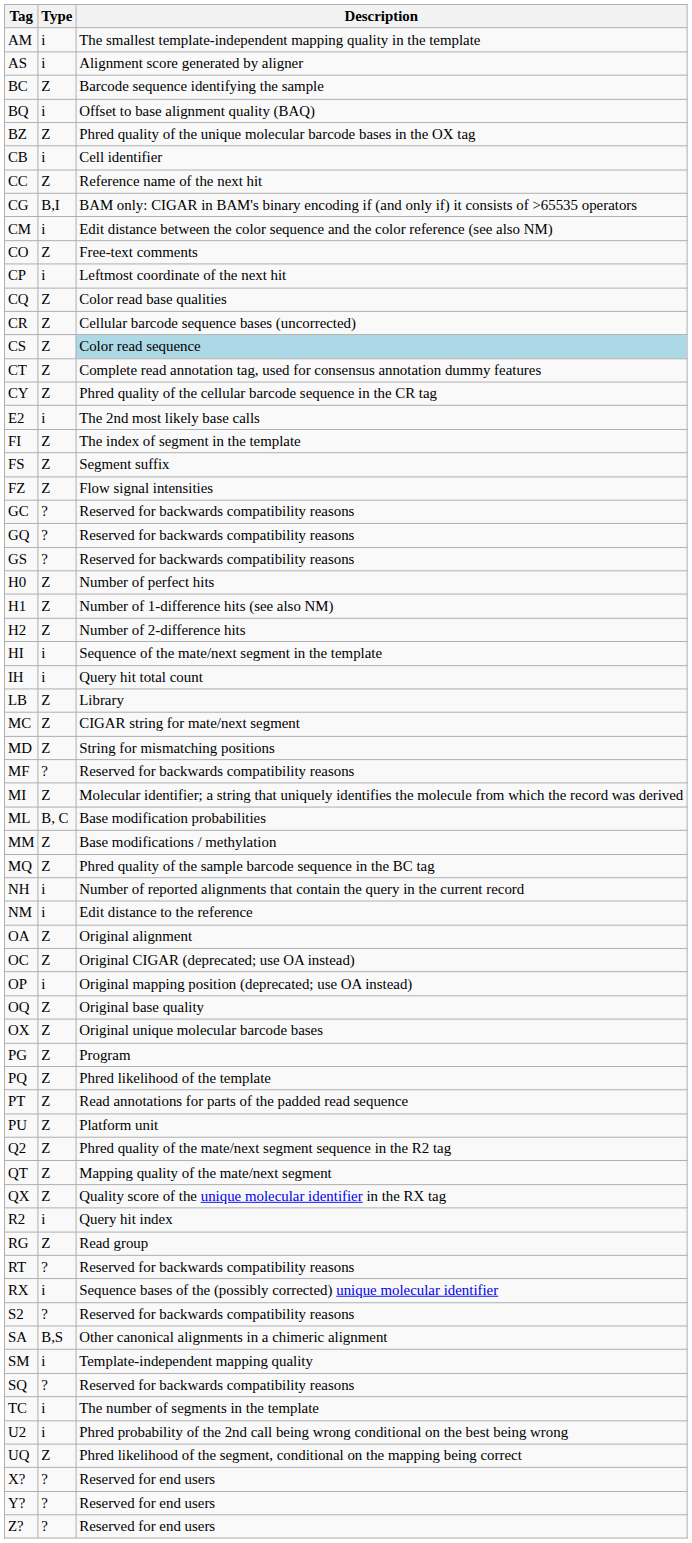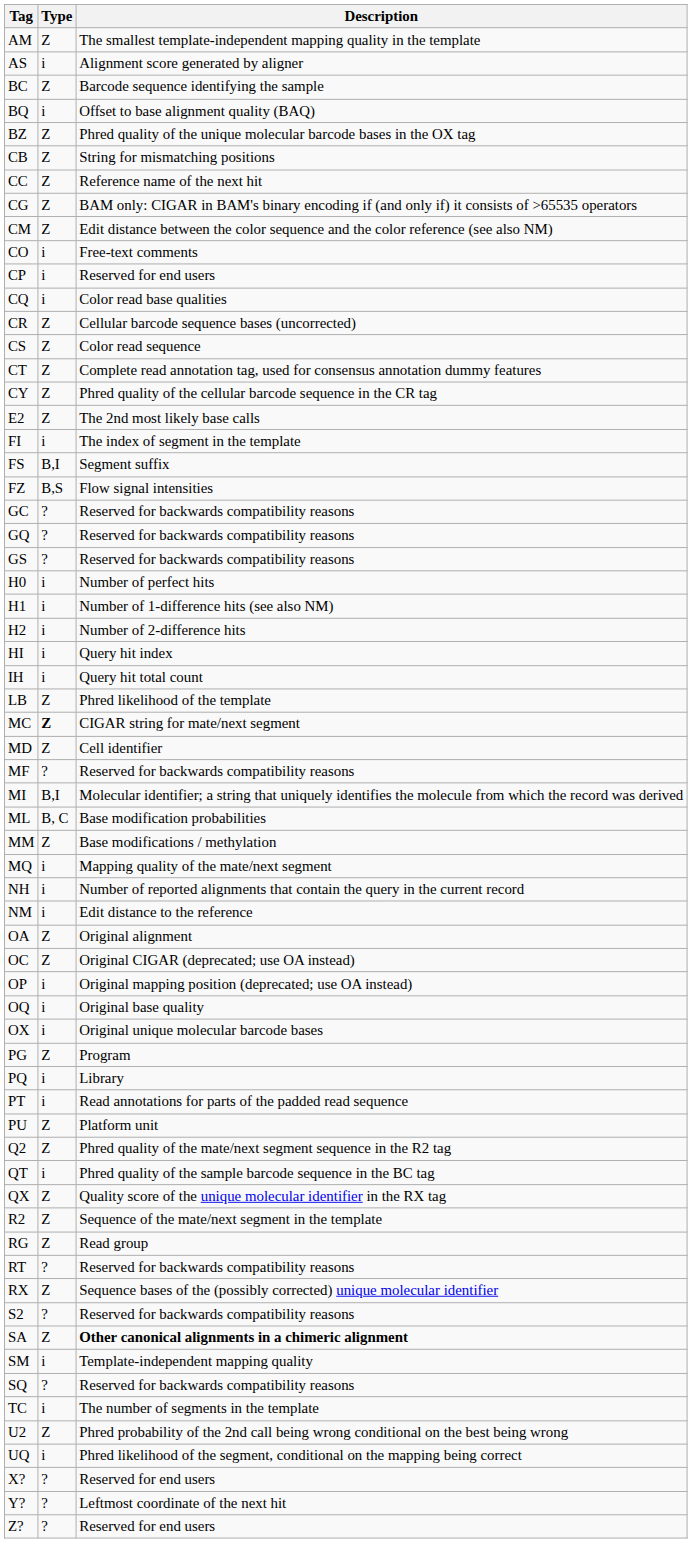(43, 39) i -> (46, 39) Z
(43, 157) i -> (46, 157) Z
(121, 157) Cell identifier -> (177, 157) String for mismatching positions
(51, 205) B,I -> (46, 205) Z
(43, 228) i -> (46, 228) Z
(46, 252) Z -> (43, 252) i
(183, 275) Leftmost coordinate of the next hit -> (147, 275) Reserved for end users
(46, 299) Z -> (43, 299) i
(140, 346) lightblue background -> (140, 346) no background
(43, 417) i -> (46, 417) Z
(46, 441) Z -> (43, 441) i
(46, 464) Z -> (51, 464) B,I
(46, 488) Z -> (52, 488) B,S
(46, 582) Z -> (43, 582) i
(46, 606) Z -> (43, 606) i
(46, 629) Z -> (43, 629) i
(231, 653) Sequence of the mate/next segment in the template -> (126, 653) Query hit index
(102, 700) Library -> (175, 700) Phred likelihood of the template
(46, 724) normal -> (46, 724) bold
(177, 747) String for mismatching positions -> (121, 747) Cell identifier
(46, 795) Z -> (51, 795) B,I
(46, 865) Z -> (43, 865) i
(257, 865) Phred quality of the sample barcode sequence in the BC tag -> (205, 865) Mapping quality of the mate/next segment
(46, 1007) Z -> (43, 1007) i
(46, 1031) Z -> (43, 1031) i
(46, 1078) Z -> (43, 1078) i
(175, 1078) Phred likelihood of the template -> (102, 1078) Library
(46, 1101) Z -> (43, 1101) i
(46, 1172) Z -> (43, 1172) i
(205, 1172) Mapping quality of the mate/next segment -> (257, 1172) Phred quality of the sample barcode sequence in the BC tag
(43, 1219) i -> (46, 1219) Z
(126, 1219) Query hit index -> (231, 1219) Sequence of the mate/next segment in the template
(43, 1290) i -> (46, 1290) Z
(52, 1337) B,S -> (46, 1337) Z
(233, 1337) normal -> (244, 1337) bold
(43, 1432) i -> (46, 1432) Z
(46, 1455) Z -> (43, 1455) i
(147, 1503) Reserved for end users -> (183, 1503) Leftmost coordinate of the next hit
